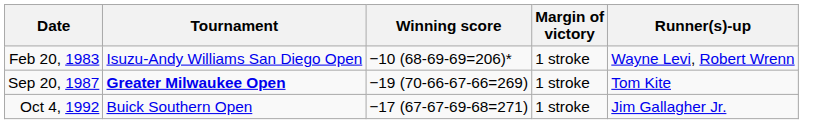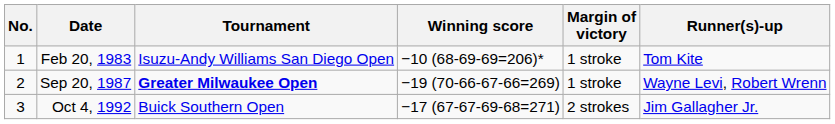+ column: (20, 25)
(703, 58) Wayne Levi, Robert Wrenn -> (673, 58) Tom Kite
(641, 83) Tom Kite -> (735, 83) Wayne Levi, Robert Wrenn
(562, 107) 1 stroke -> (598, 107) 2 strokes
